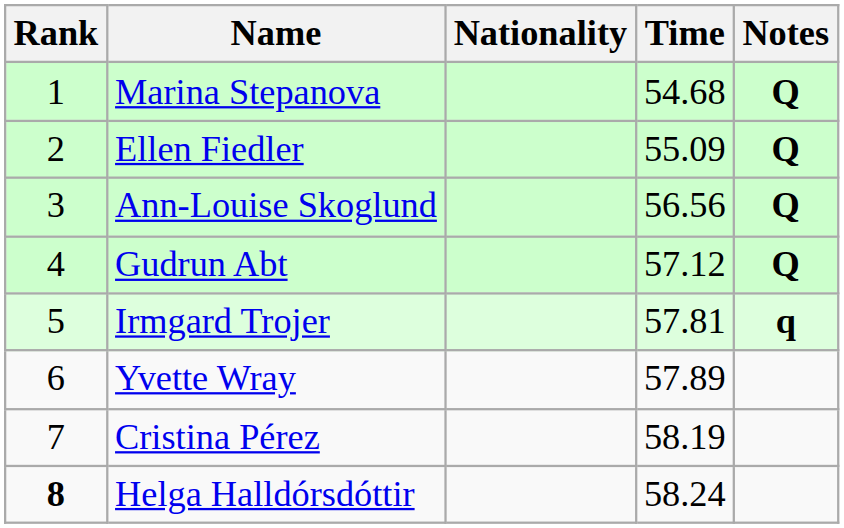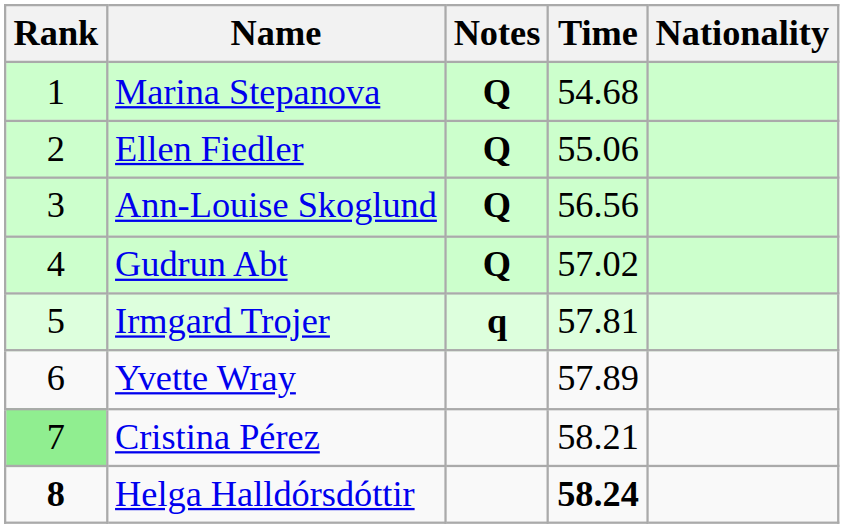columns swapped: (540, 33) <-> (786, 33)
(685, 148) 55.09 -> (598, 148) 55.06
(685, 263) 57.12 -> (598, 263) 57.02
(56, 436) no background -> (56, 436) lightgreen background
(685, 436) 58.19 -> (598, 436) 58.21
(685, 494) normal -> (598, 494) bold
